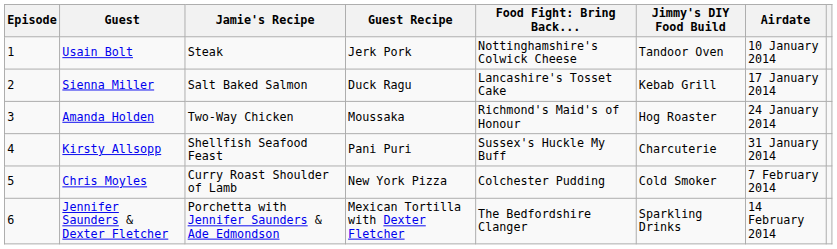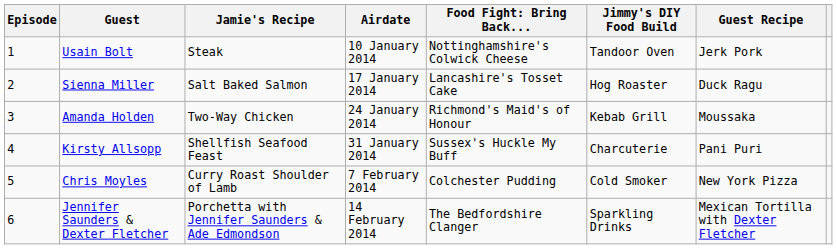columns swapped: (410, 21) <-> (785, 21)
(678, 85) Kebab Grill -> (629, 85) Hog Roaster
(678, 118) Hog Roaster -> (629, 118) Kebab Grill
